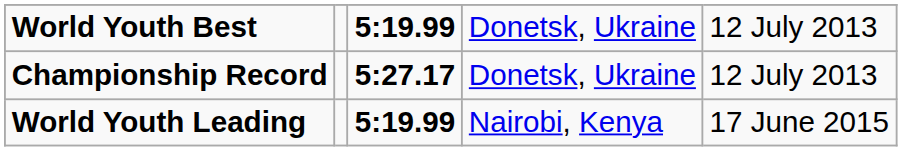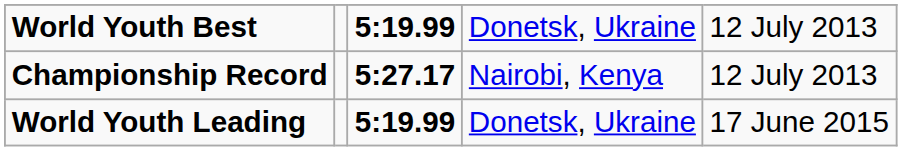(582, 74) Donetsk, Ukraine -> (566, 74) Nairobi, Kenya
(566, 121) Nairobi, Kenya -> (582, 121) Donetsk, Ukraine
